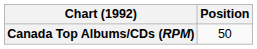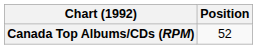(225, 34) 50 -> (225, 34) 52
